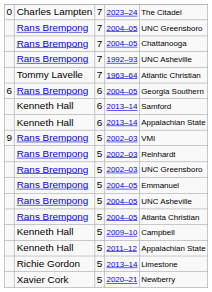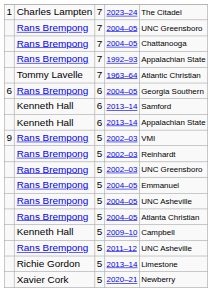(9, 12) 0 -> (9, 12) 1
(167, 59) UNC Asheville -> (173, 59) Appalachian State
(45, 248) Kenneth Hall -> (53, 248) Rans Brempong
(173, 248) Appalachian State -> (167, 248) UNC Asheville
